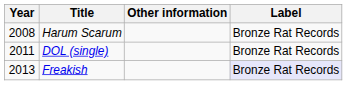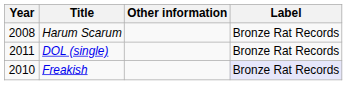(22, 70) 2013 -> (22, 70) 2010
